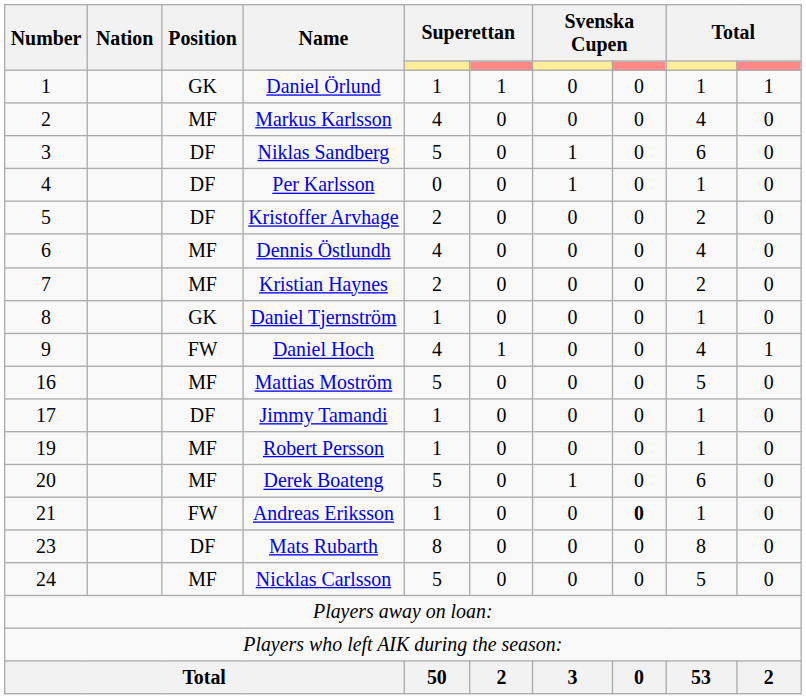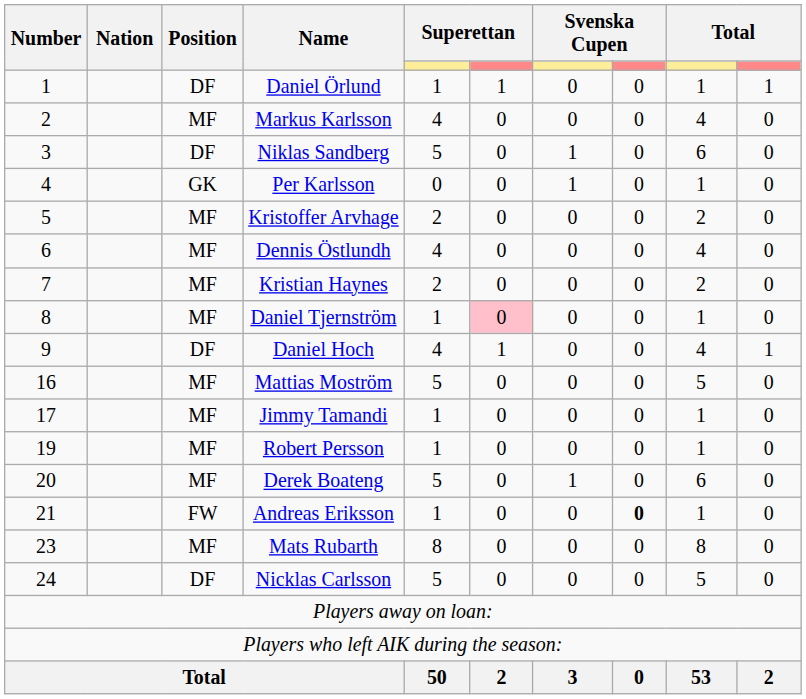(203, 86) GK -> (203, 86) DF
(203, 185) DF -> (203, 185) GK
(203, 218) DF -> (203, 218) MF
(203, 316) GK -> (203, 316) MF
(501, 316) no background -> (501, 316) pink background
(203, 349) FW -> (203, 349) DF
(203, 415) DF -> (203, 415) MF
(203, 546) DF -> (203, 546) MF
(203, 579) MF -> (203, 579) DF
